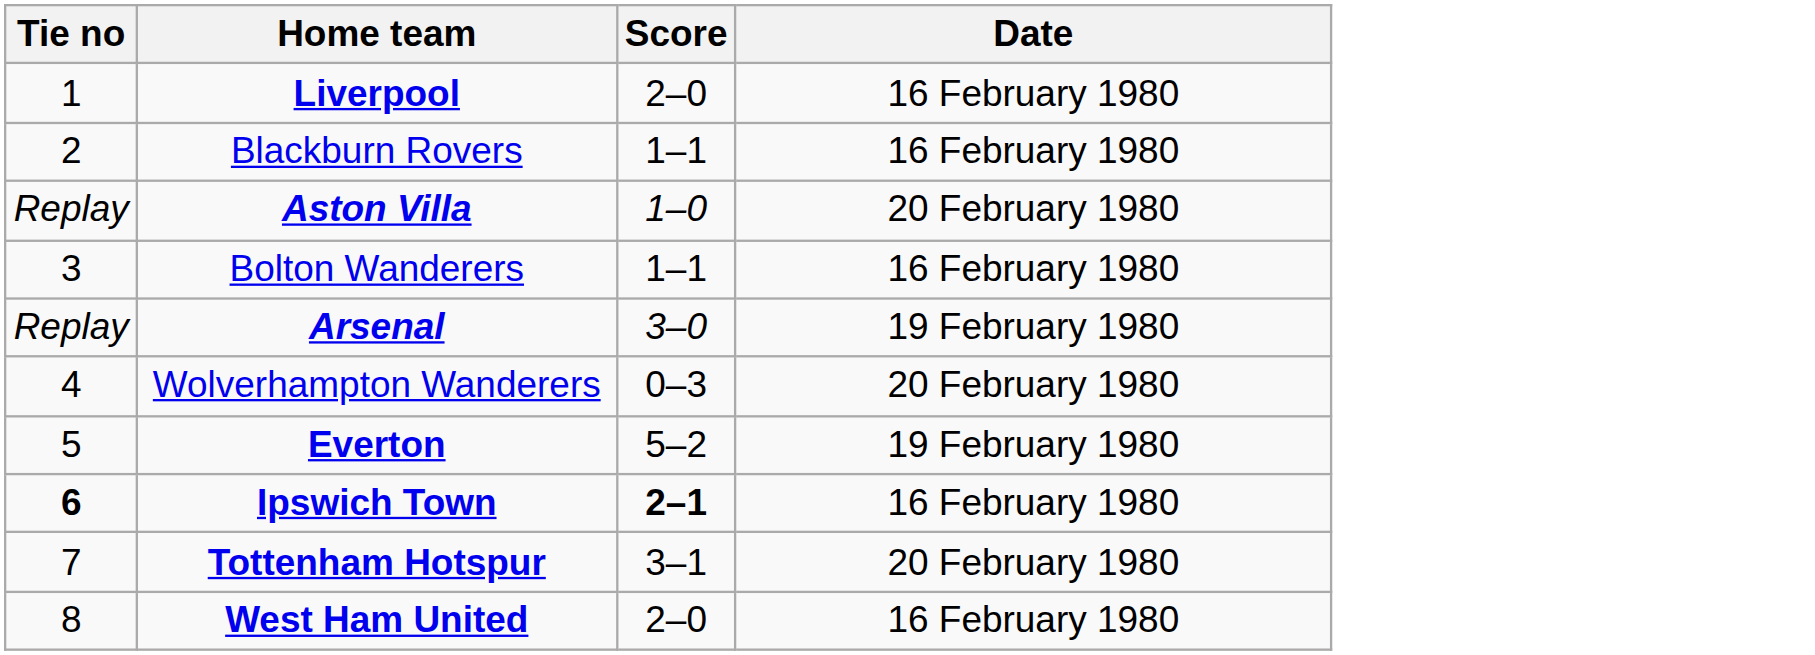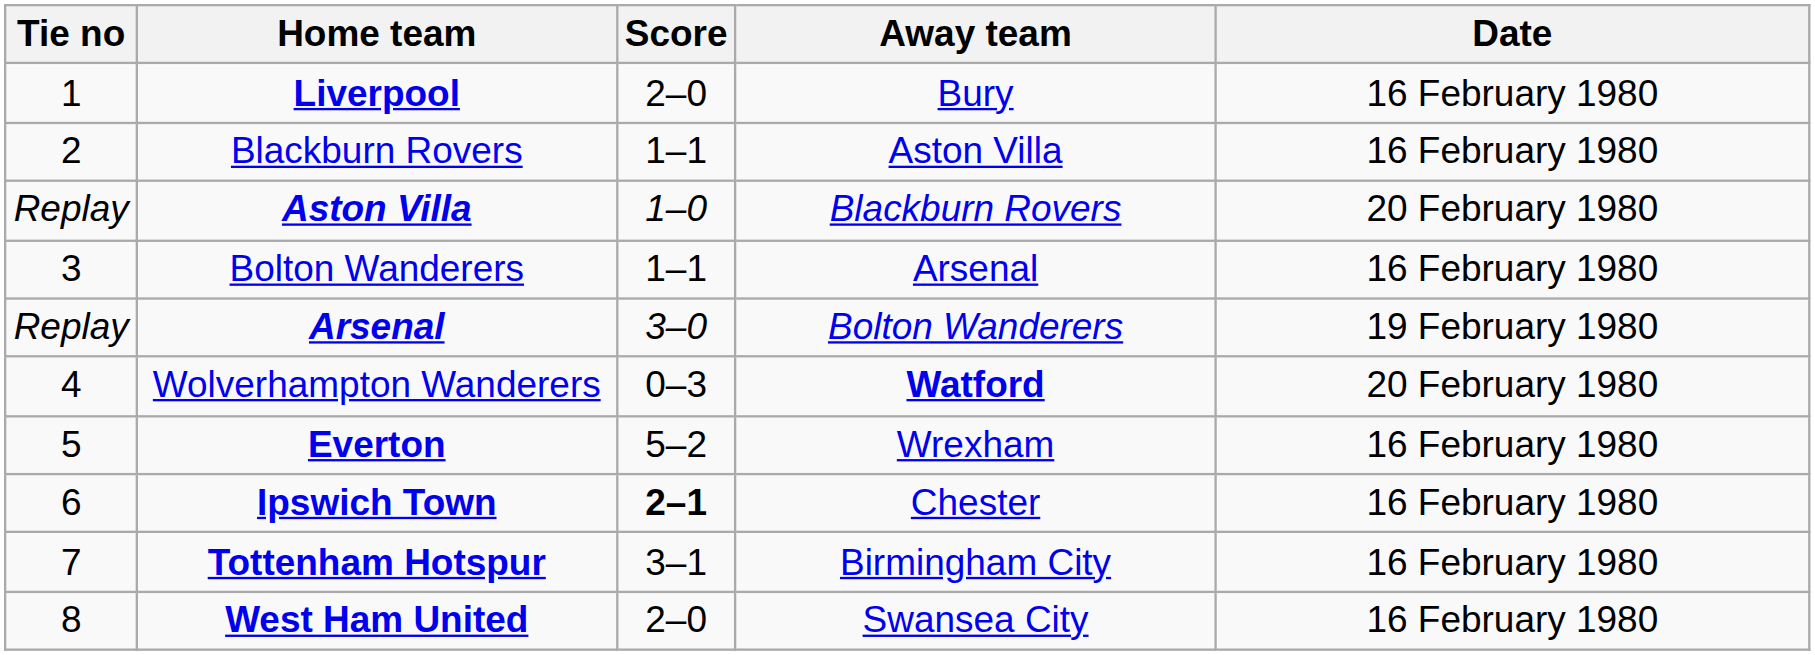+ column: (976, 33)
(1033, 444) 19 February 1980 -> (1512, 444) 16 February 1980
(71, 502) bold -> (71, 502) normal
(1033, 561) 20 February 1980 -> (1512, 561) 16 February 1980
